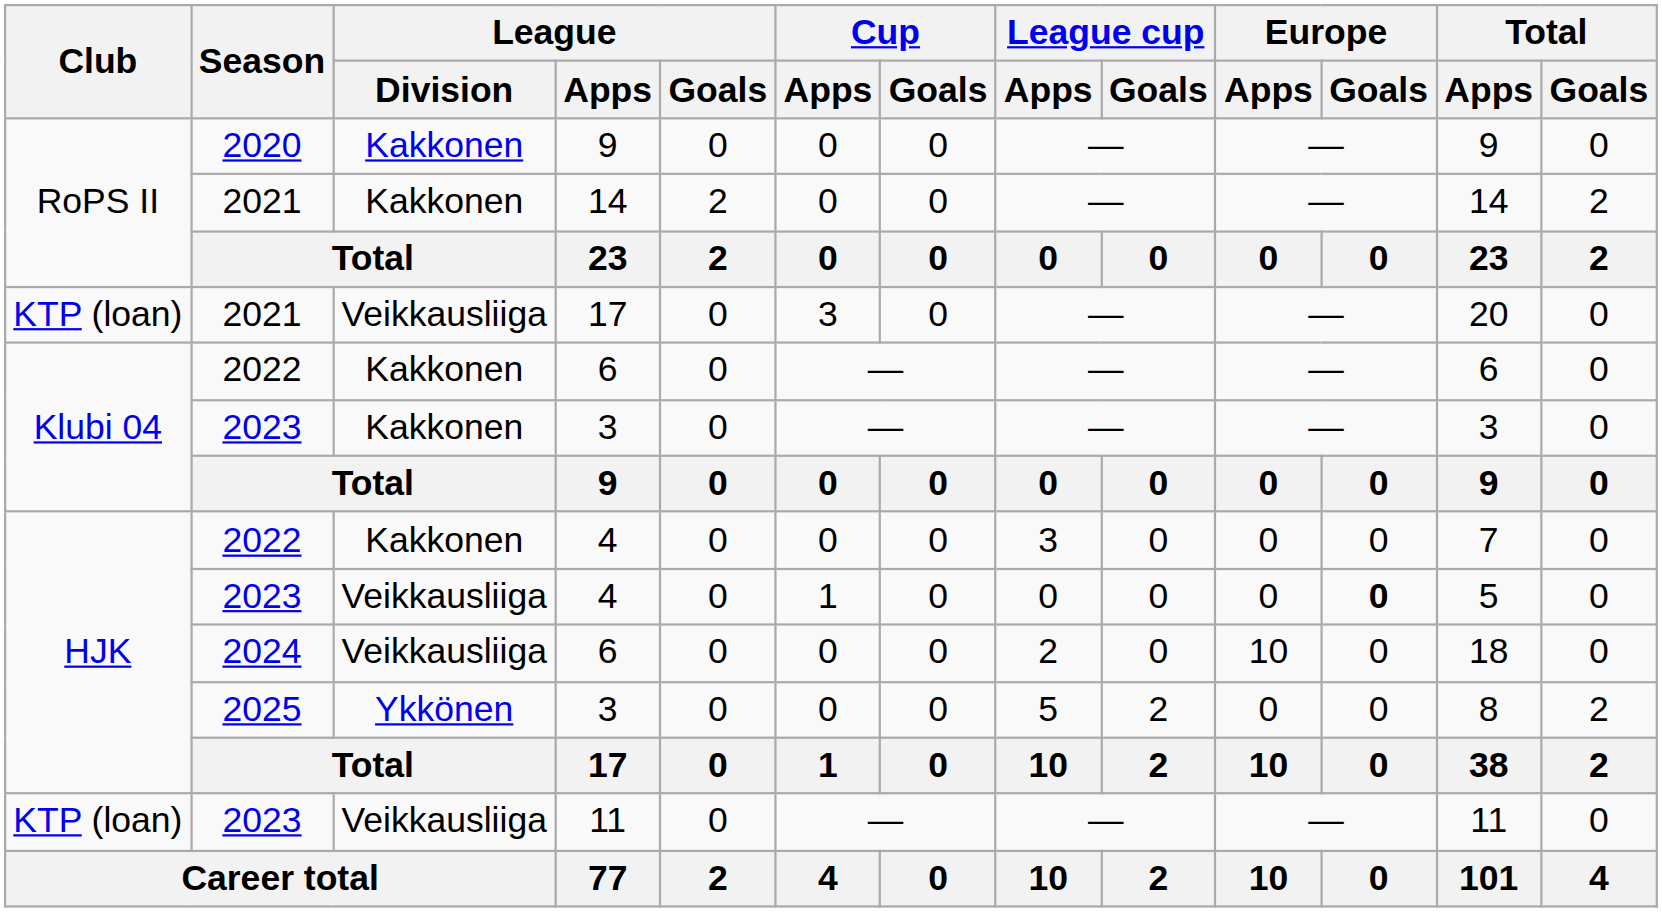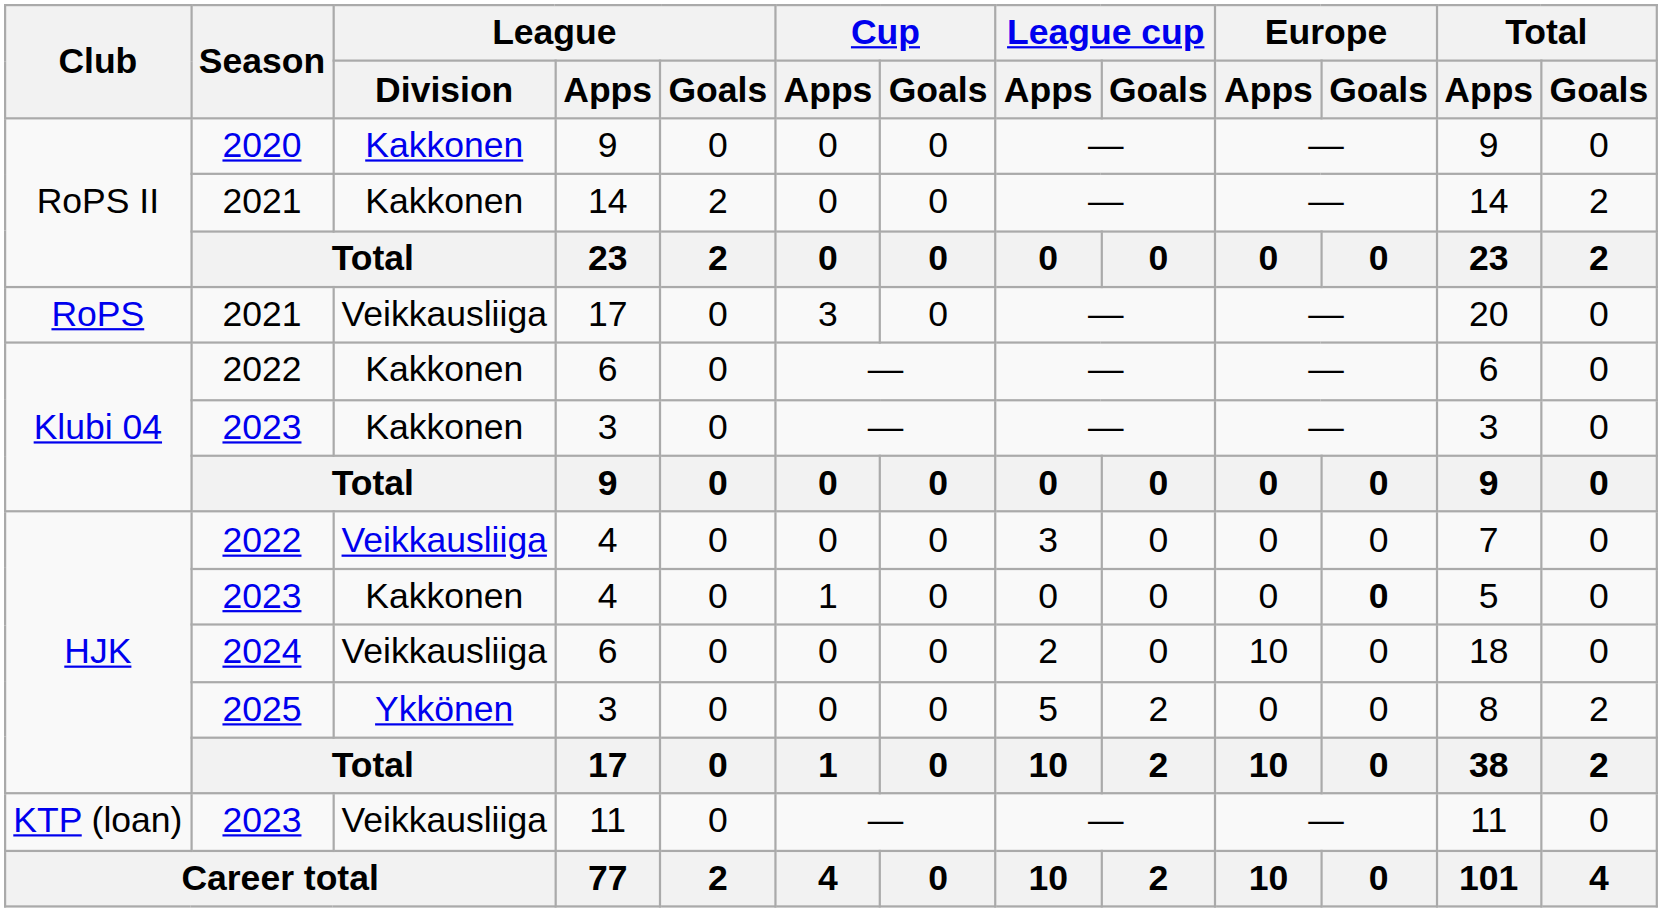(98, 314) KTP (loan) -> (98, 314) RoPS
(444, 539) Kakkonen -> (444, 539) Veikkausliiga
(444, 595) Veikkausliiga -> (444, 595) Kakkonen
